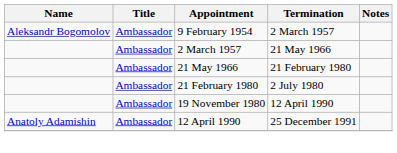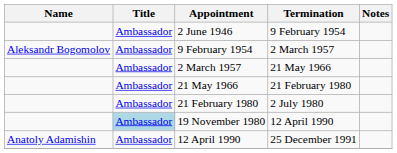+ row: (205, 31)
(144, 103) no background -> (144, 121) lightblue background
